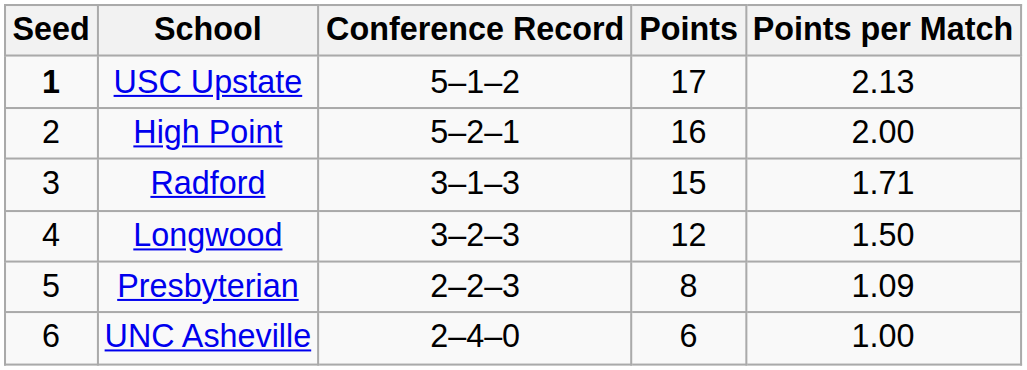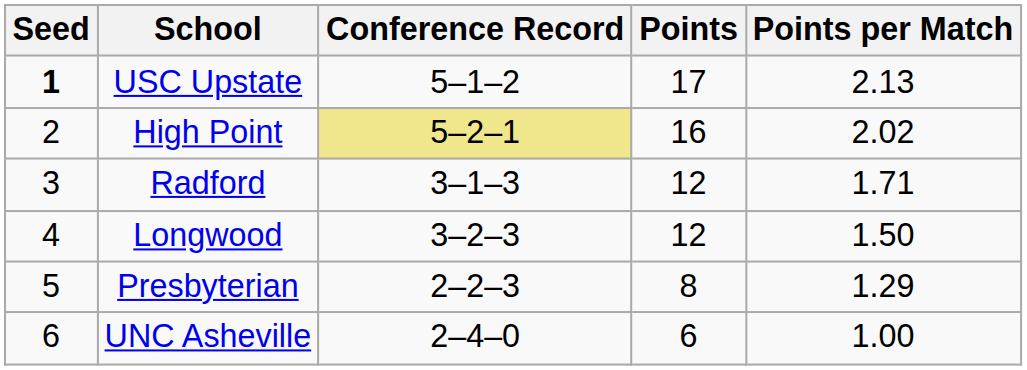(475, 132) no background -> (475, 132) khaki background
(883, 132) 2.00 -> (883, 132) 2.02
(689, 183) 15 -> (689, 183) 12
(883, 286) 1.09 -> (883, 286) 1.29
